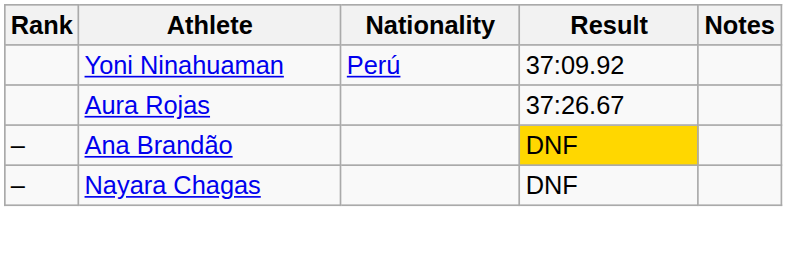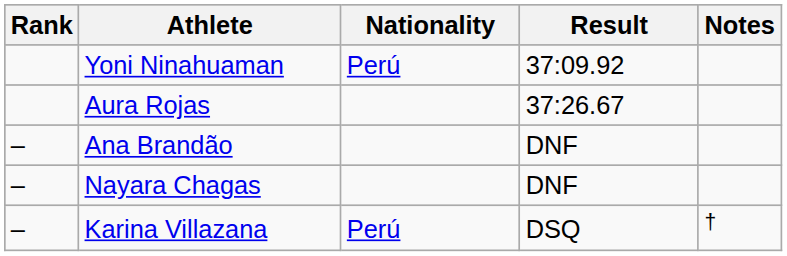(552, 146) gold background -> (552, 146) no background
+ row: (176, 229)
